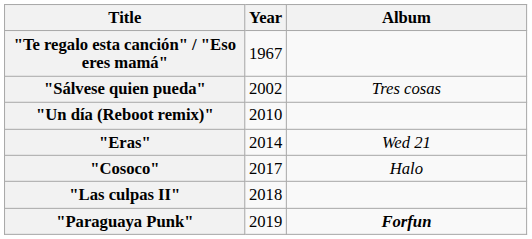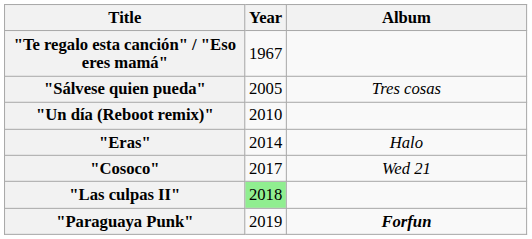(266, 89) 2002 -> (266, 89) 2005
(406, 141) Wed 21 -> (406, 141) Halo
(406, 168) Halo -> (406, 168) Wed 21
(266, 194) no background -> (266, 194) lightgreen background
